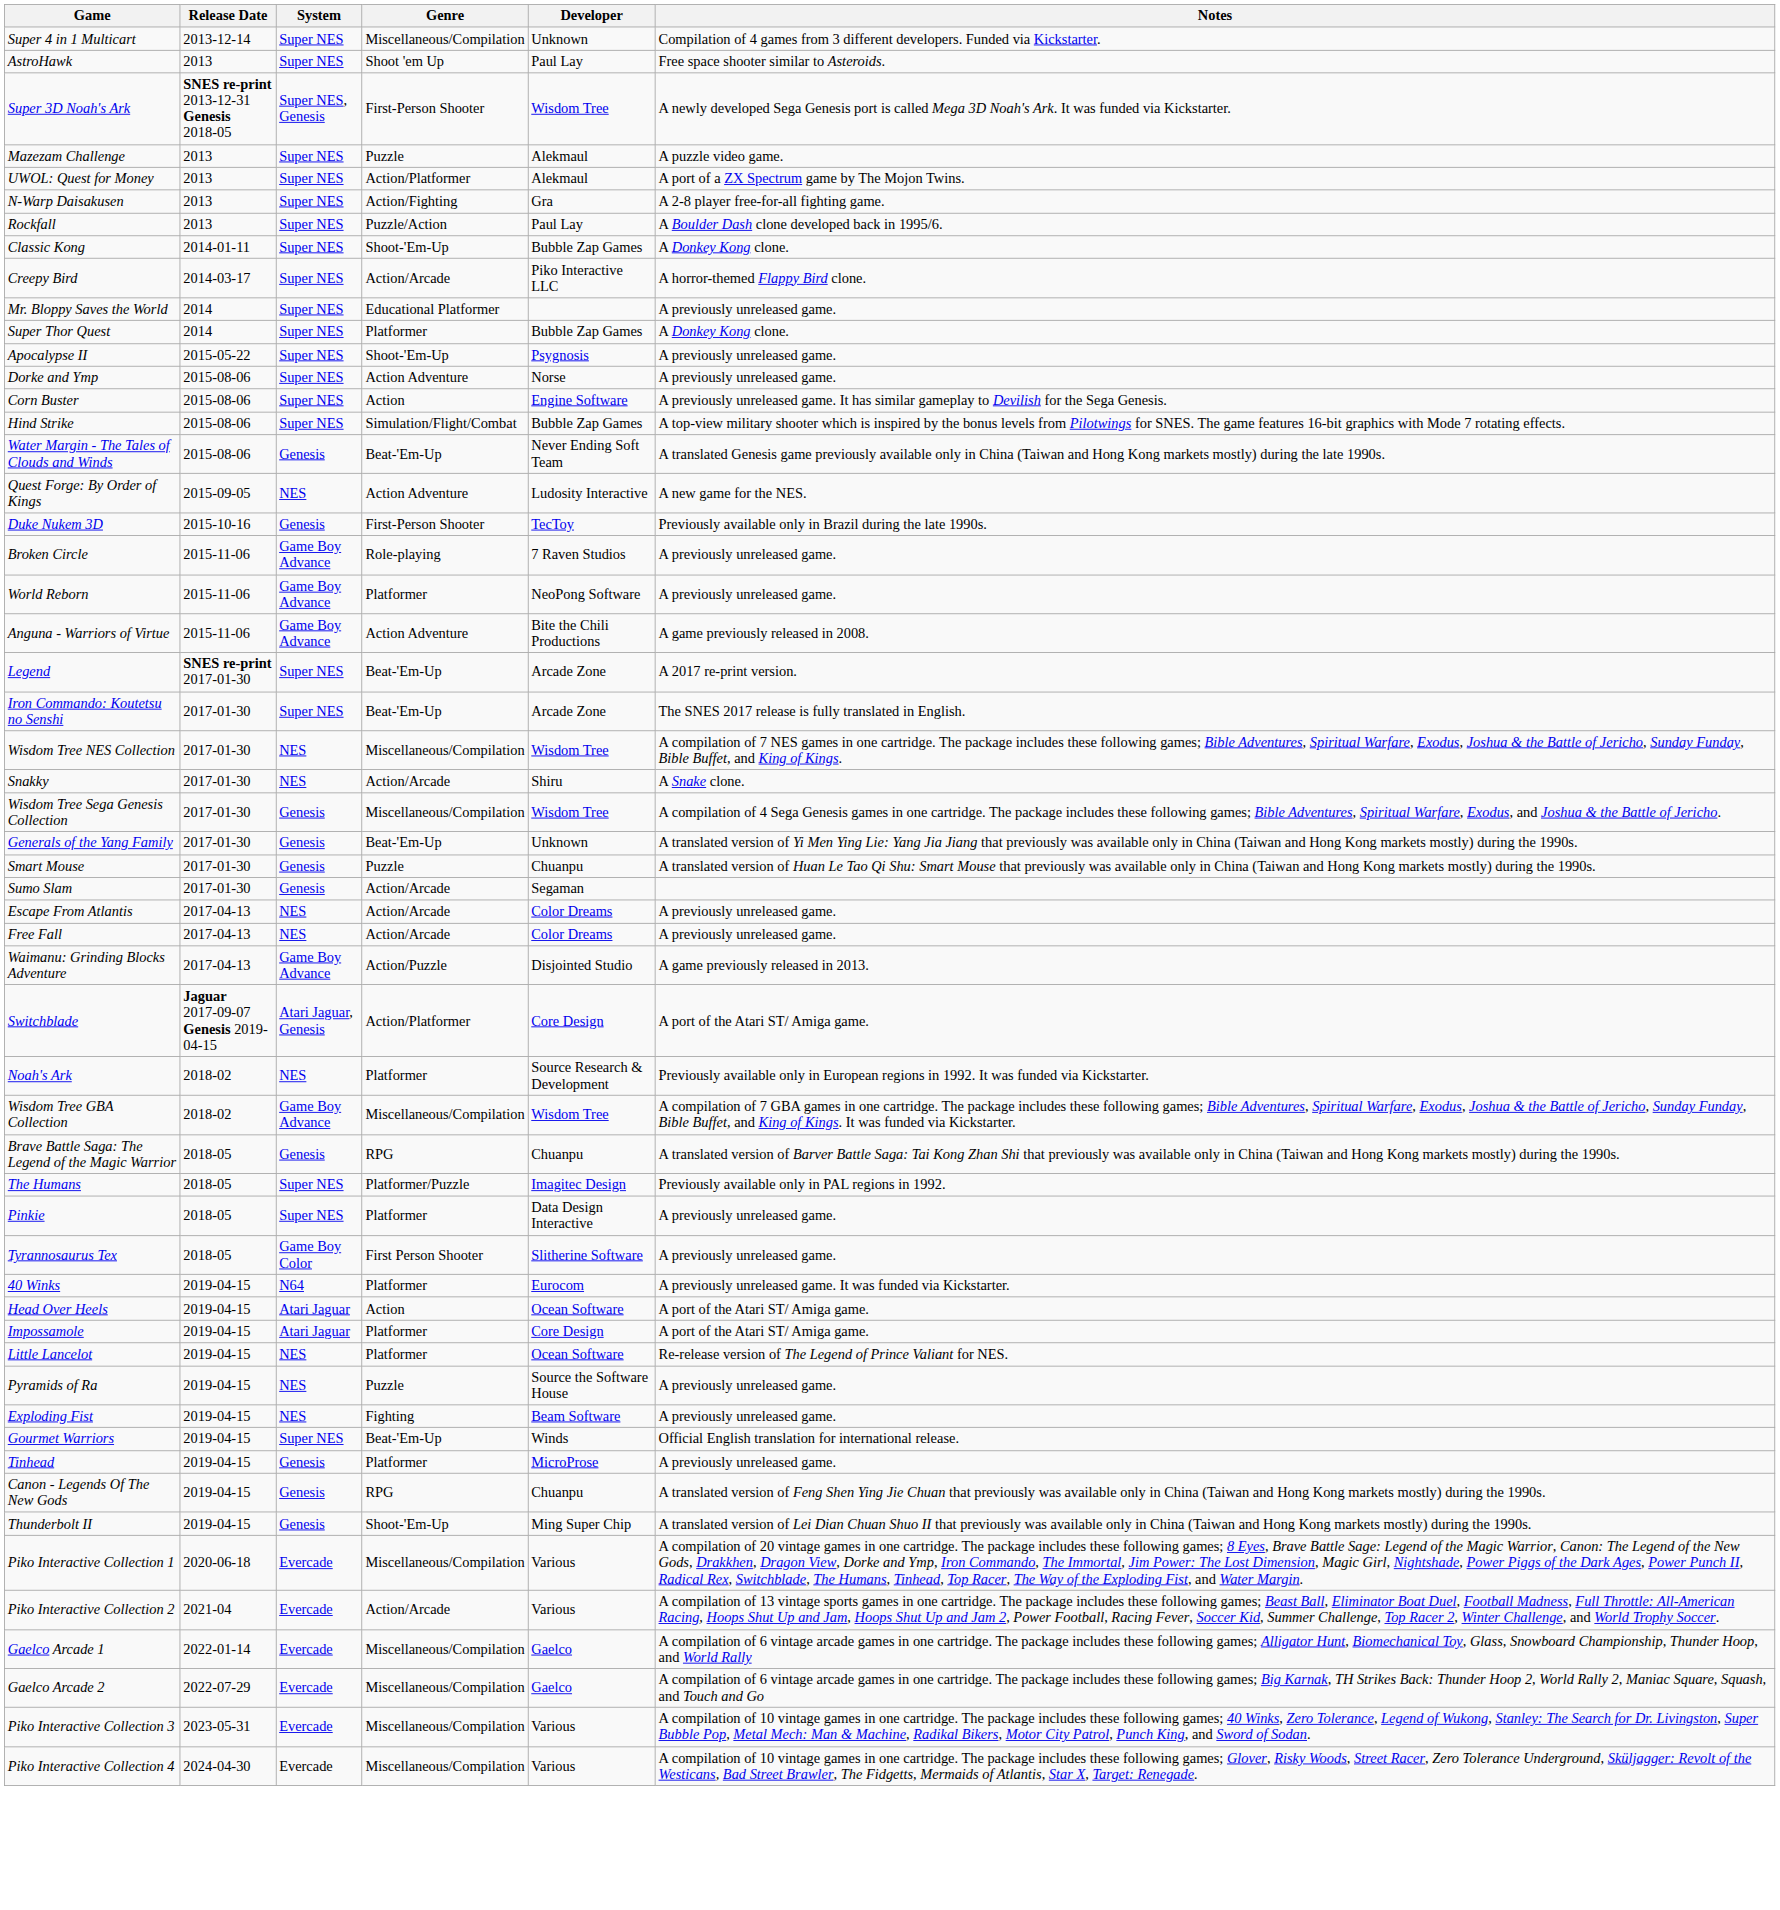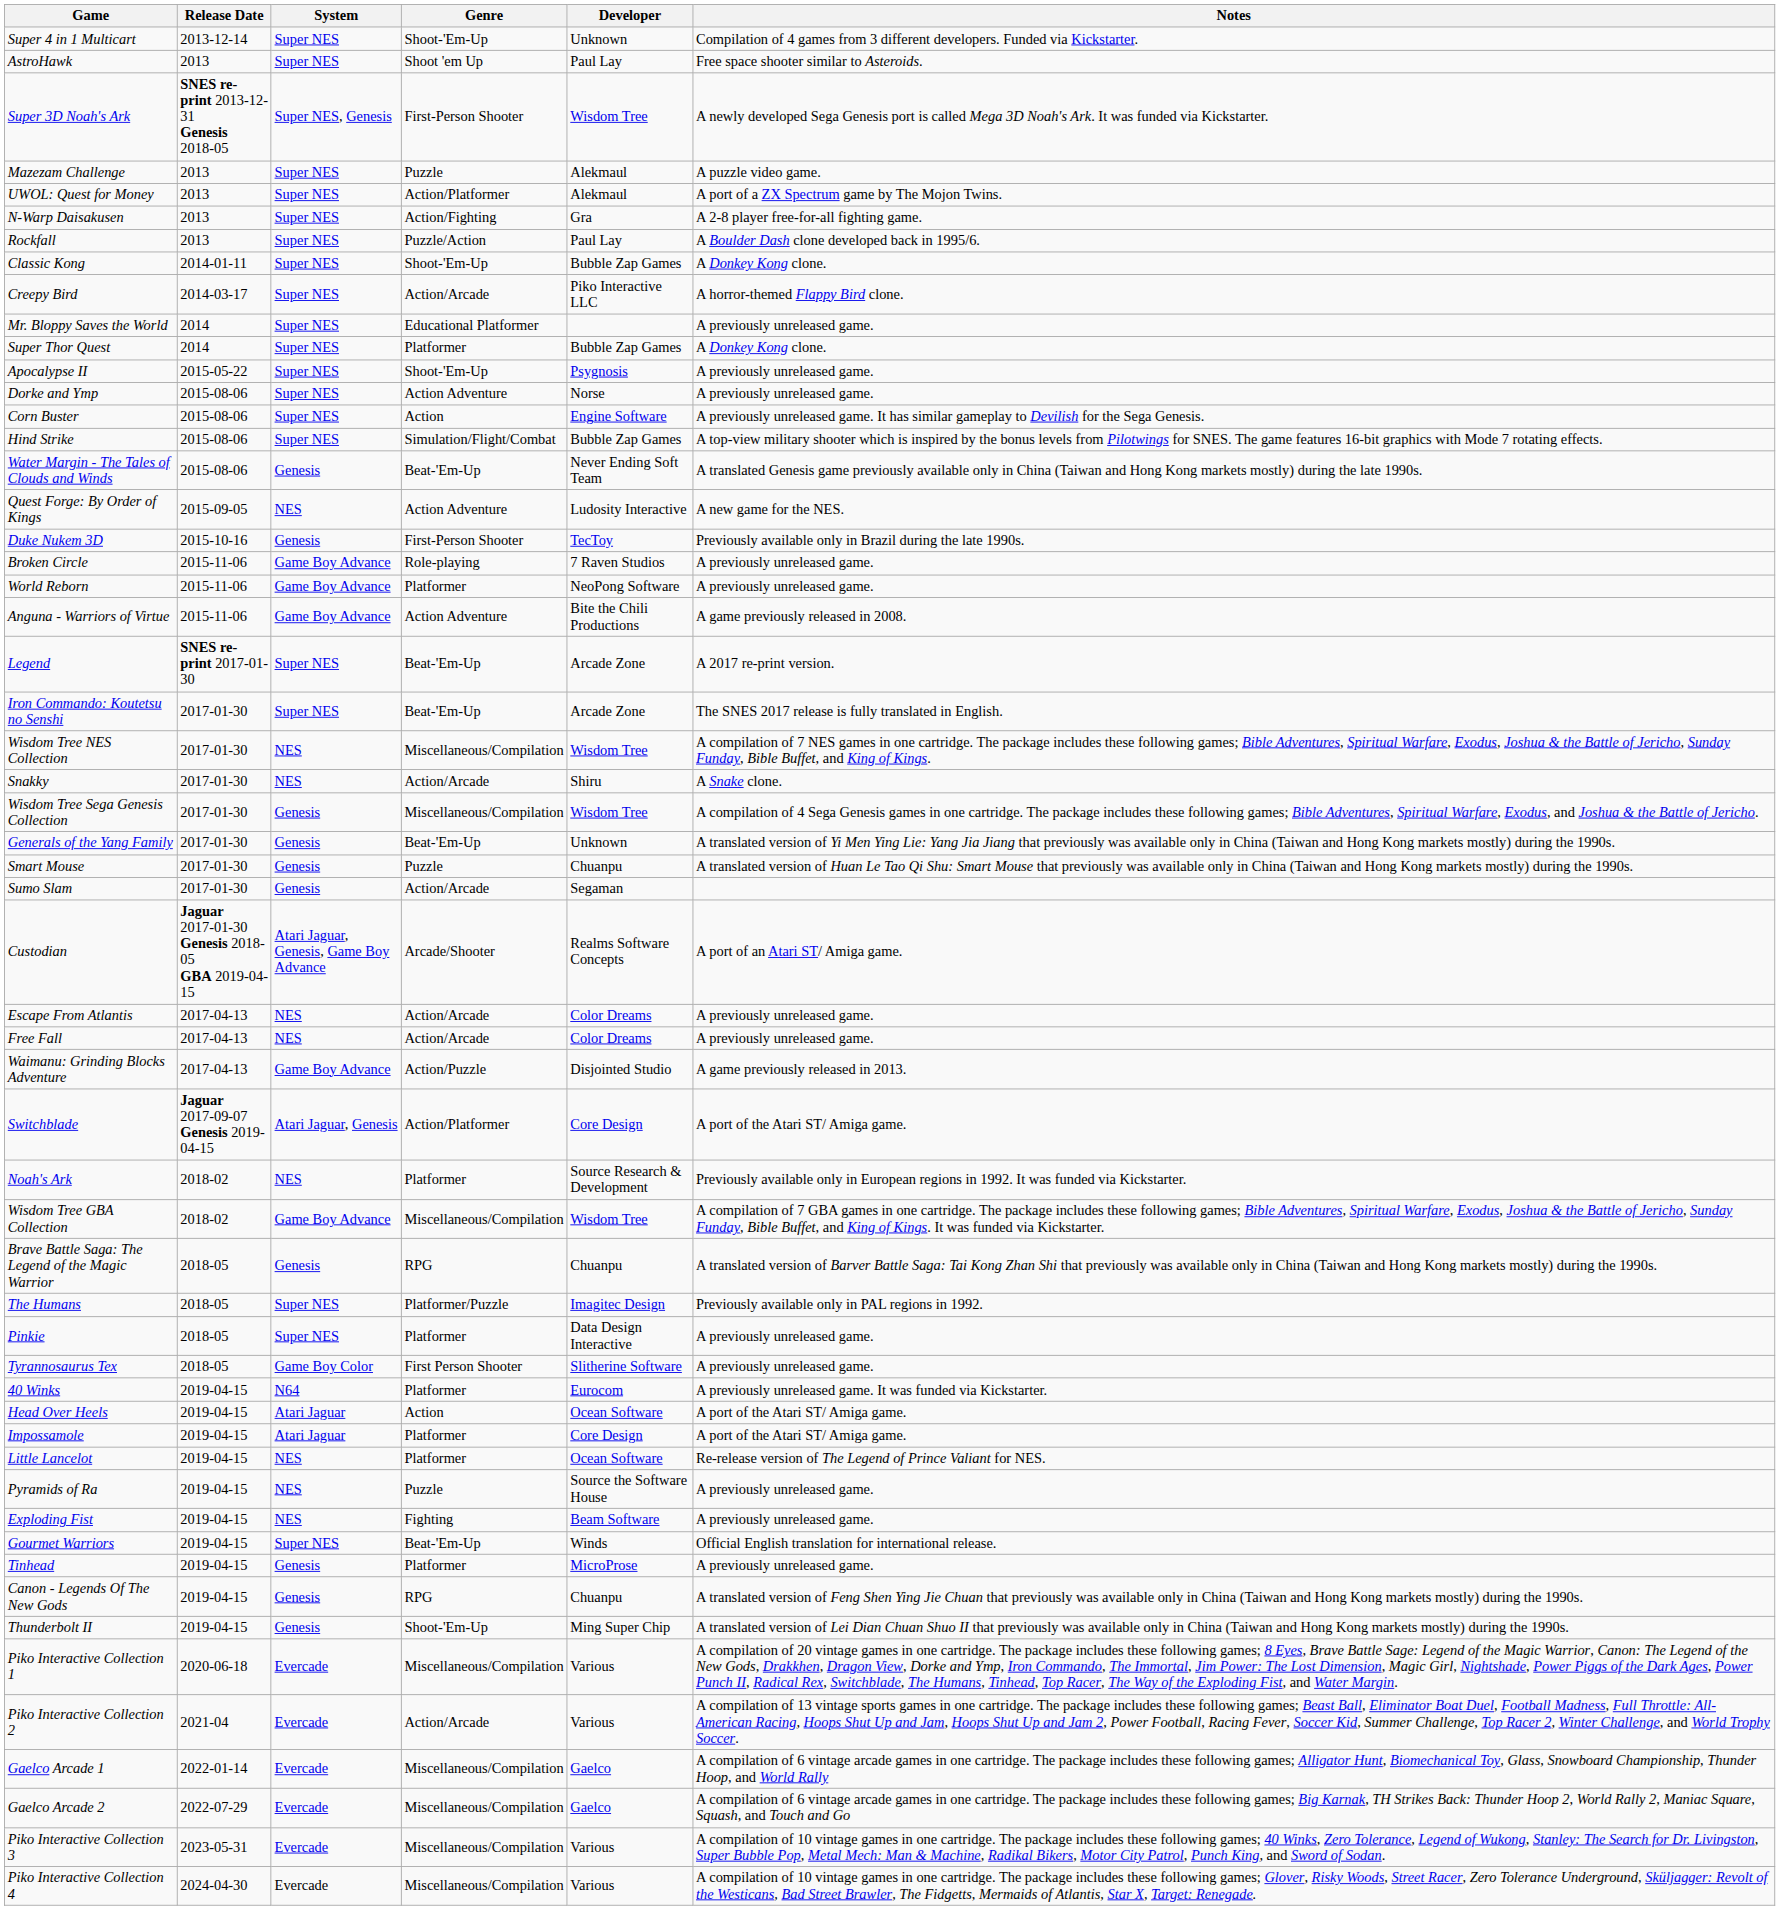(445, 38) Miscellaneous/Compilation -> (446, 38) Shoot-'Em-Up
+ row: (37, 952)
